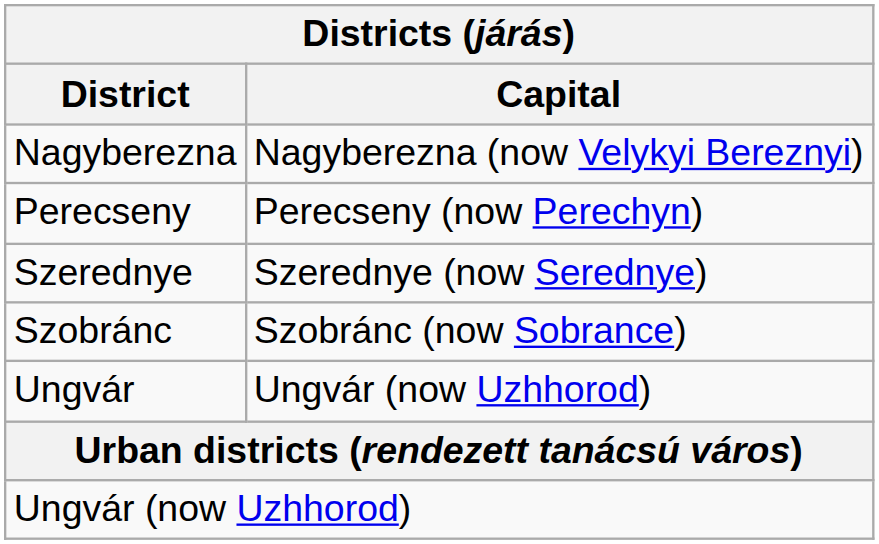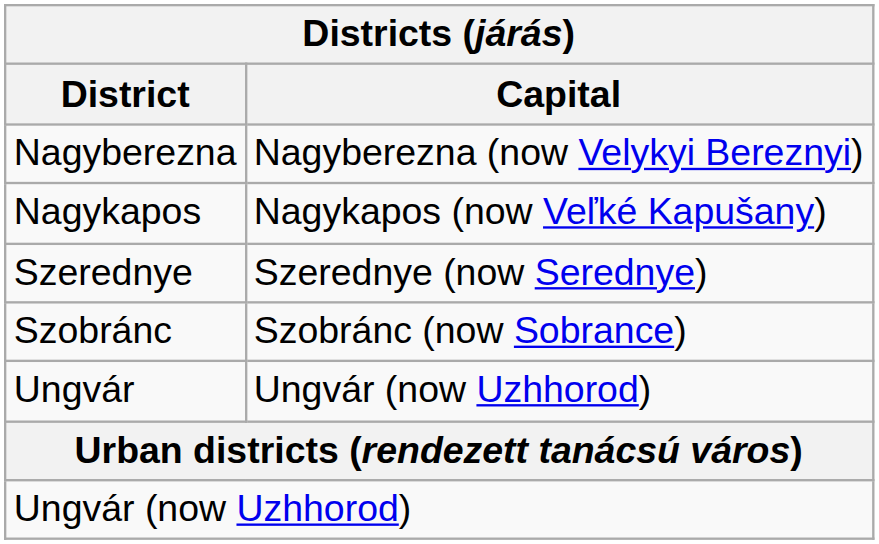+ row: (107, 212)
- row: (102, 212)
